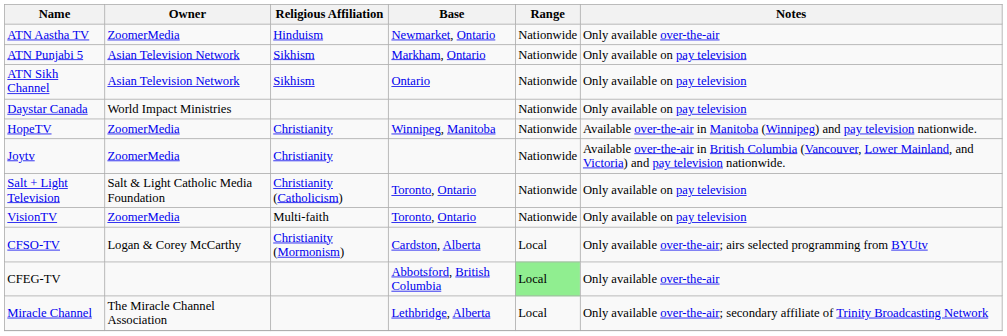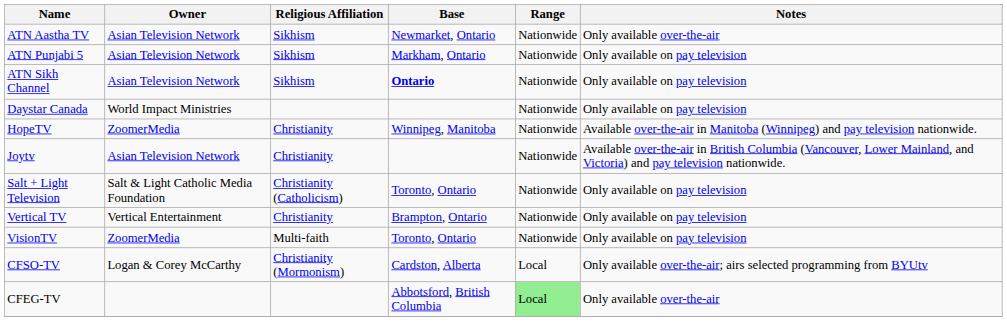(144, 34) ZoomerMedia -> (174, 34) Asian Television Network
(298, 34) Hinduism -> (294, 34) Sikhism
(411, 81) normal -> (413, 81) bold
(144, 156) ZoomerMedia -> (174, 156) Asian Television Network
+ row: (37, 217)
- row: (50, 313)
